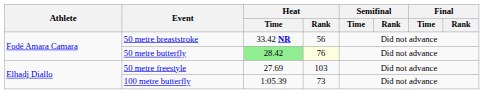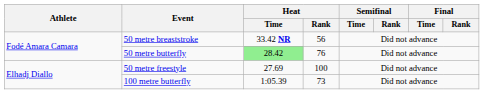(321, 53) lightyellow background -> (321, 53) no background
(321, 68) 103 -> (321, 68) 100
